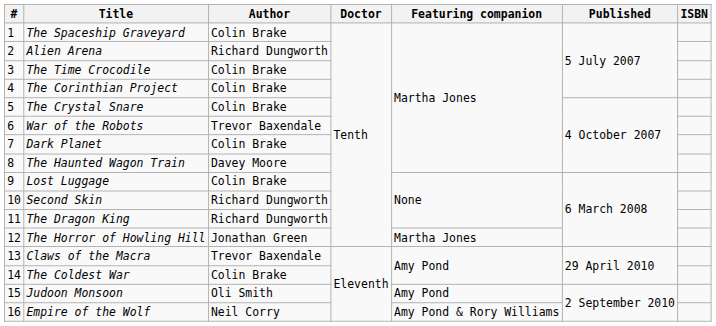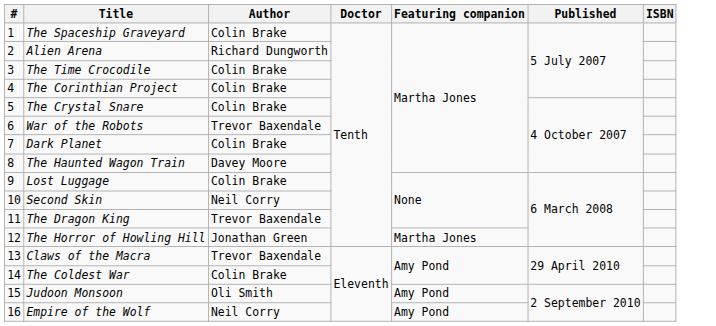(269, 200) Richard Dungworth -> (245, 200) Neil Corry
(269, 219) Richard Dungworth -> (266, 219) Trevor Baxendale
(477, 312) Amy Pond & Rory Williams -> (422, 312) Amy Pond
